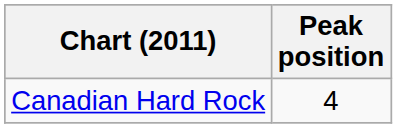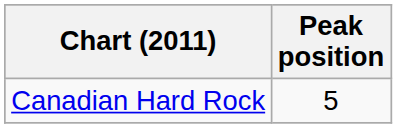(331, 100) 4 -> (331, 100) 5
